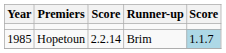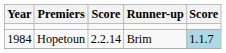(19, 39) 1985 -> (19, 39) 1984
